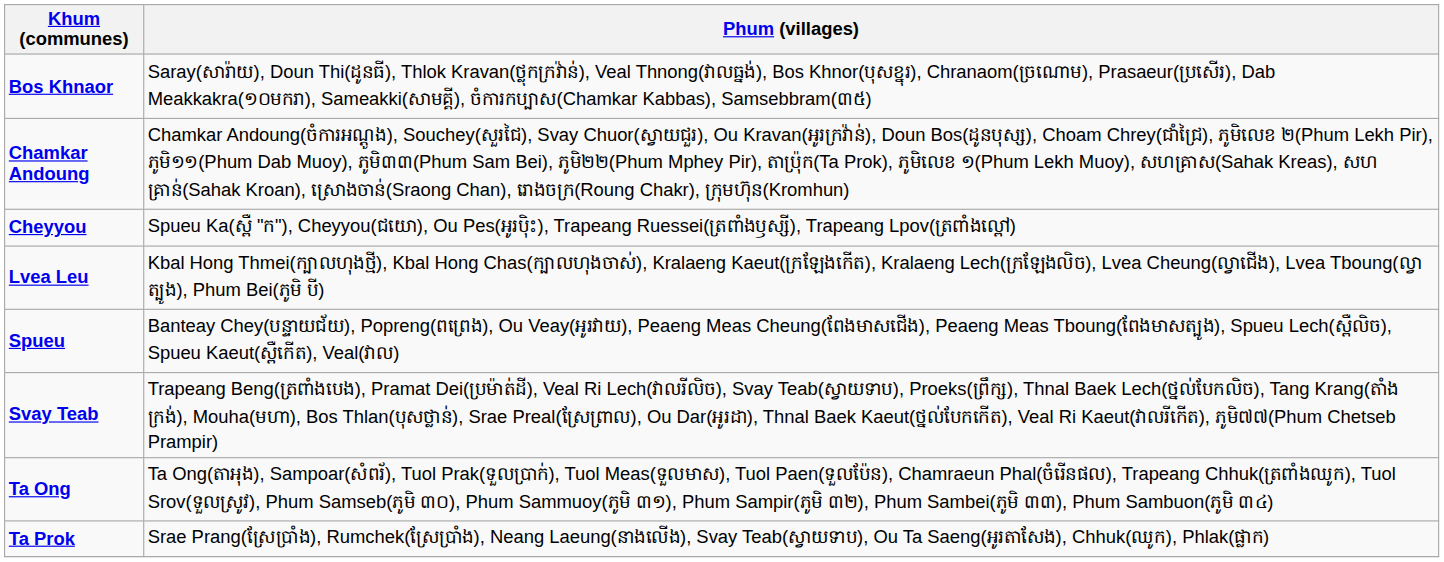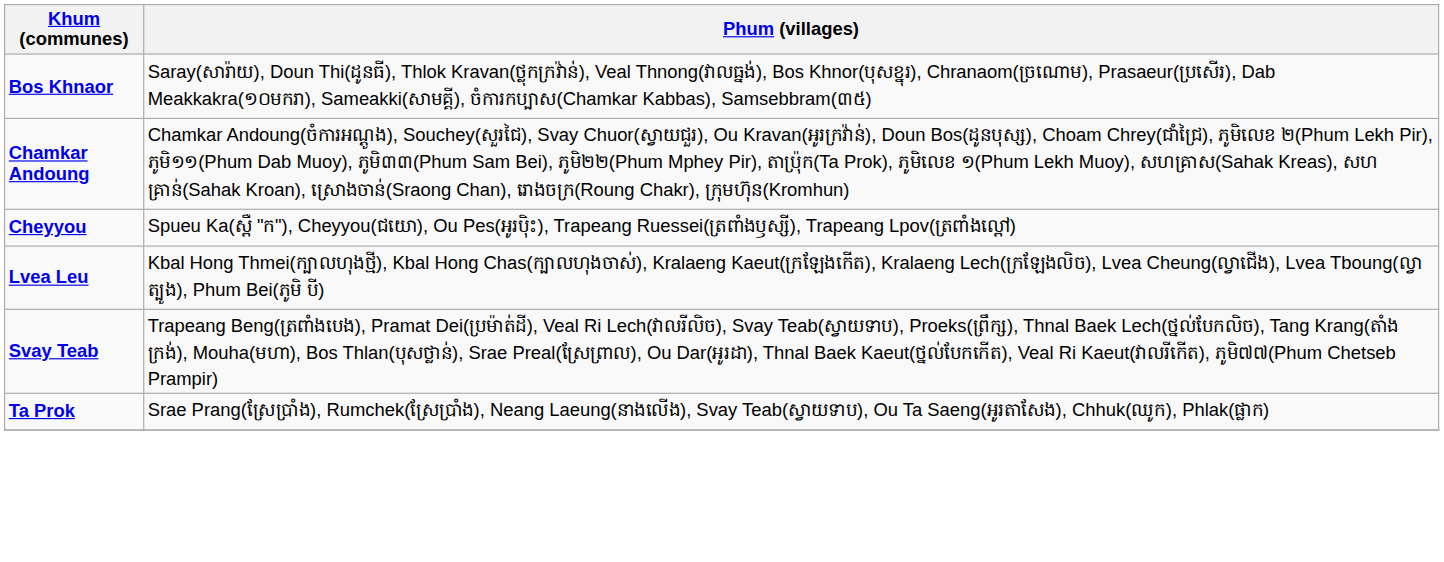- row: (37, 340)
- row: (40, 489)
